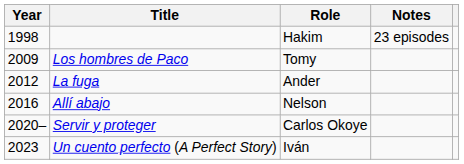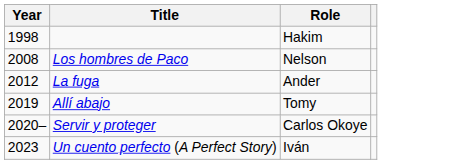- column: (411, 15)
(23, 59) 2009 -> (23, 59) 2008
(300, 59) Tomy -> (305, 59) Nelson
(23, 103) 2016 -> (23, 103) 2019
(305, 103) Nelson -> (300, 103) Tomy
